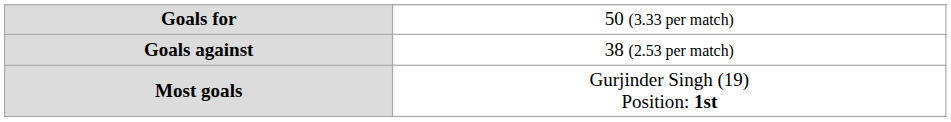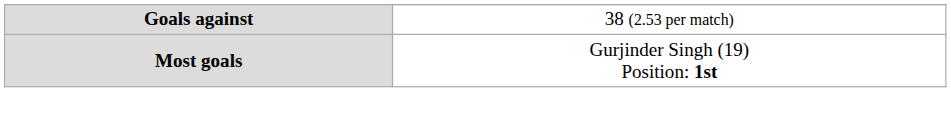- row: (199, 19)
